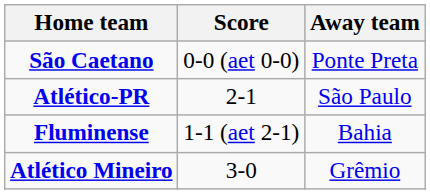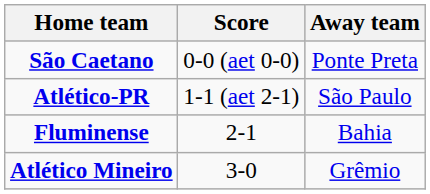(241, 96) 2-1 -> (241, 96) 1-1 (aet 2-1)
(241, 133) 1-1 (aet 2-1) -> (241, 133) 2-1
